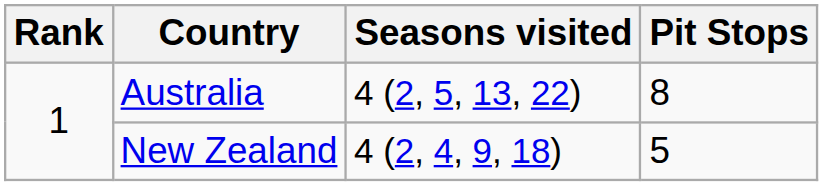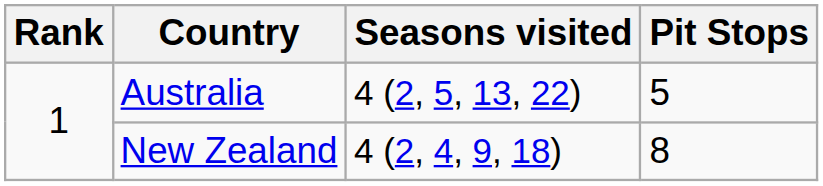(660, 92) 8 -> (660, 92) 5
(660, 150) 5 -> (660, 150) 8
